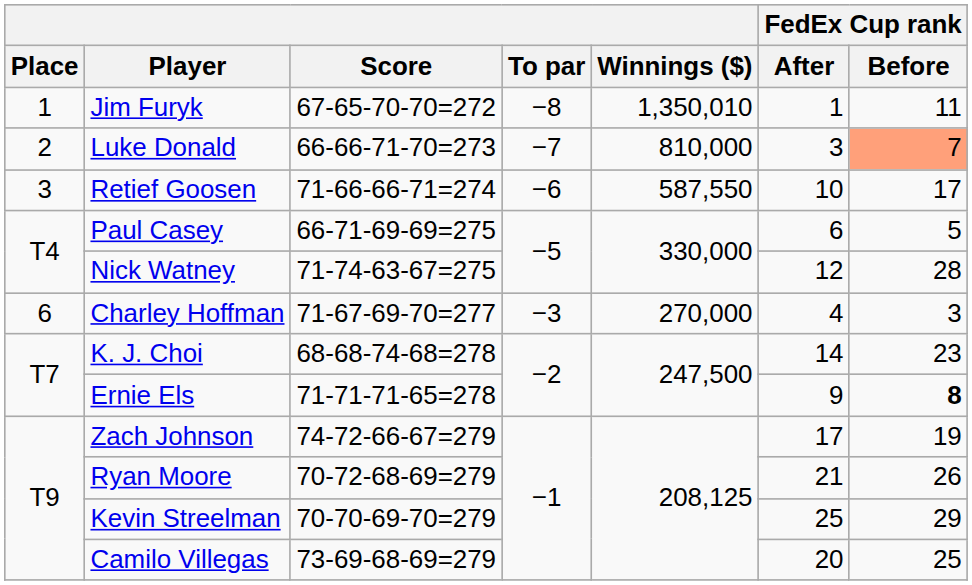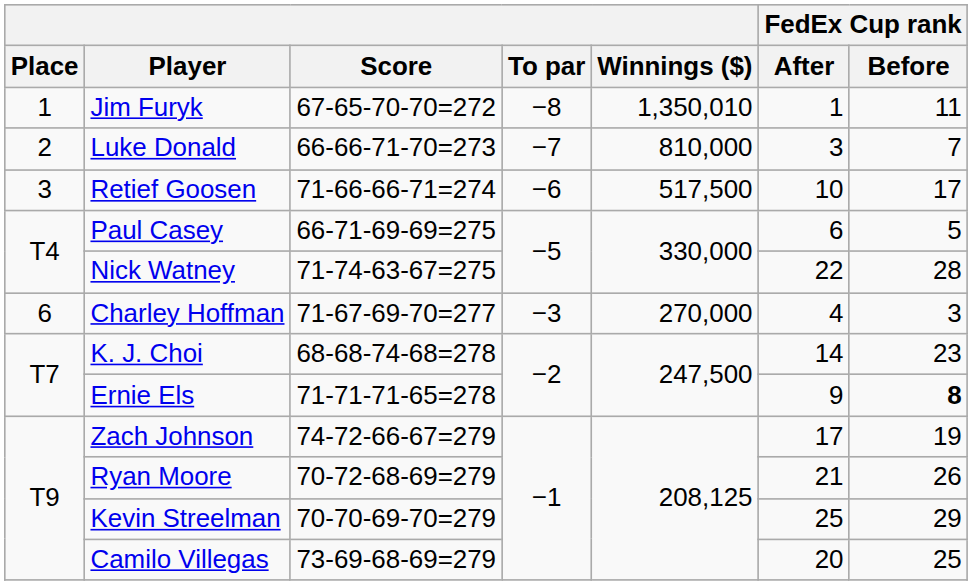(955, 148) lightsalmon background -> (955, 148) no background
(706, 189) 587,550 -> (706, 189) 517,500
(829, 271) 12 -> (829, 271) 22
